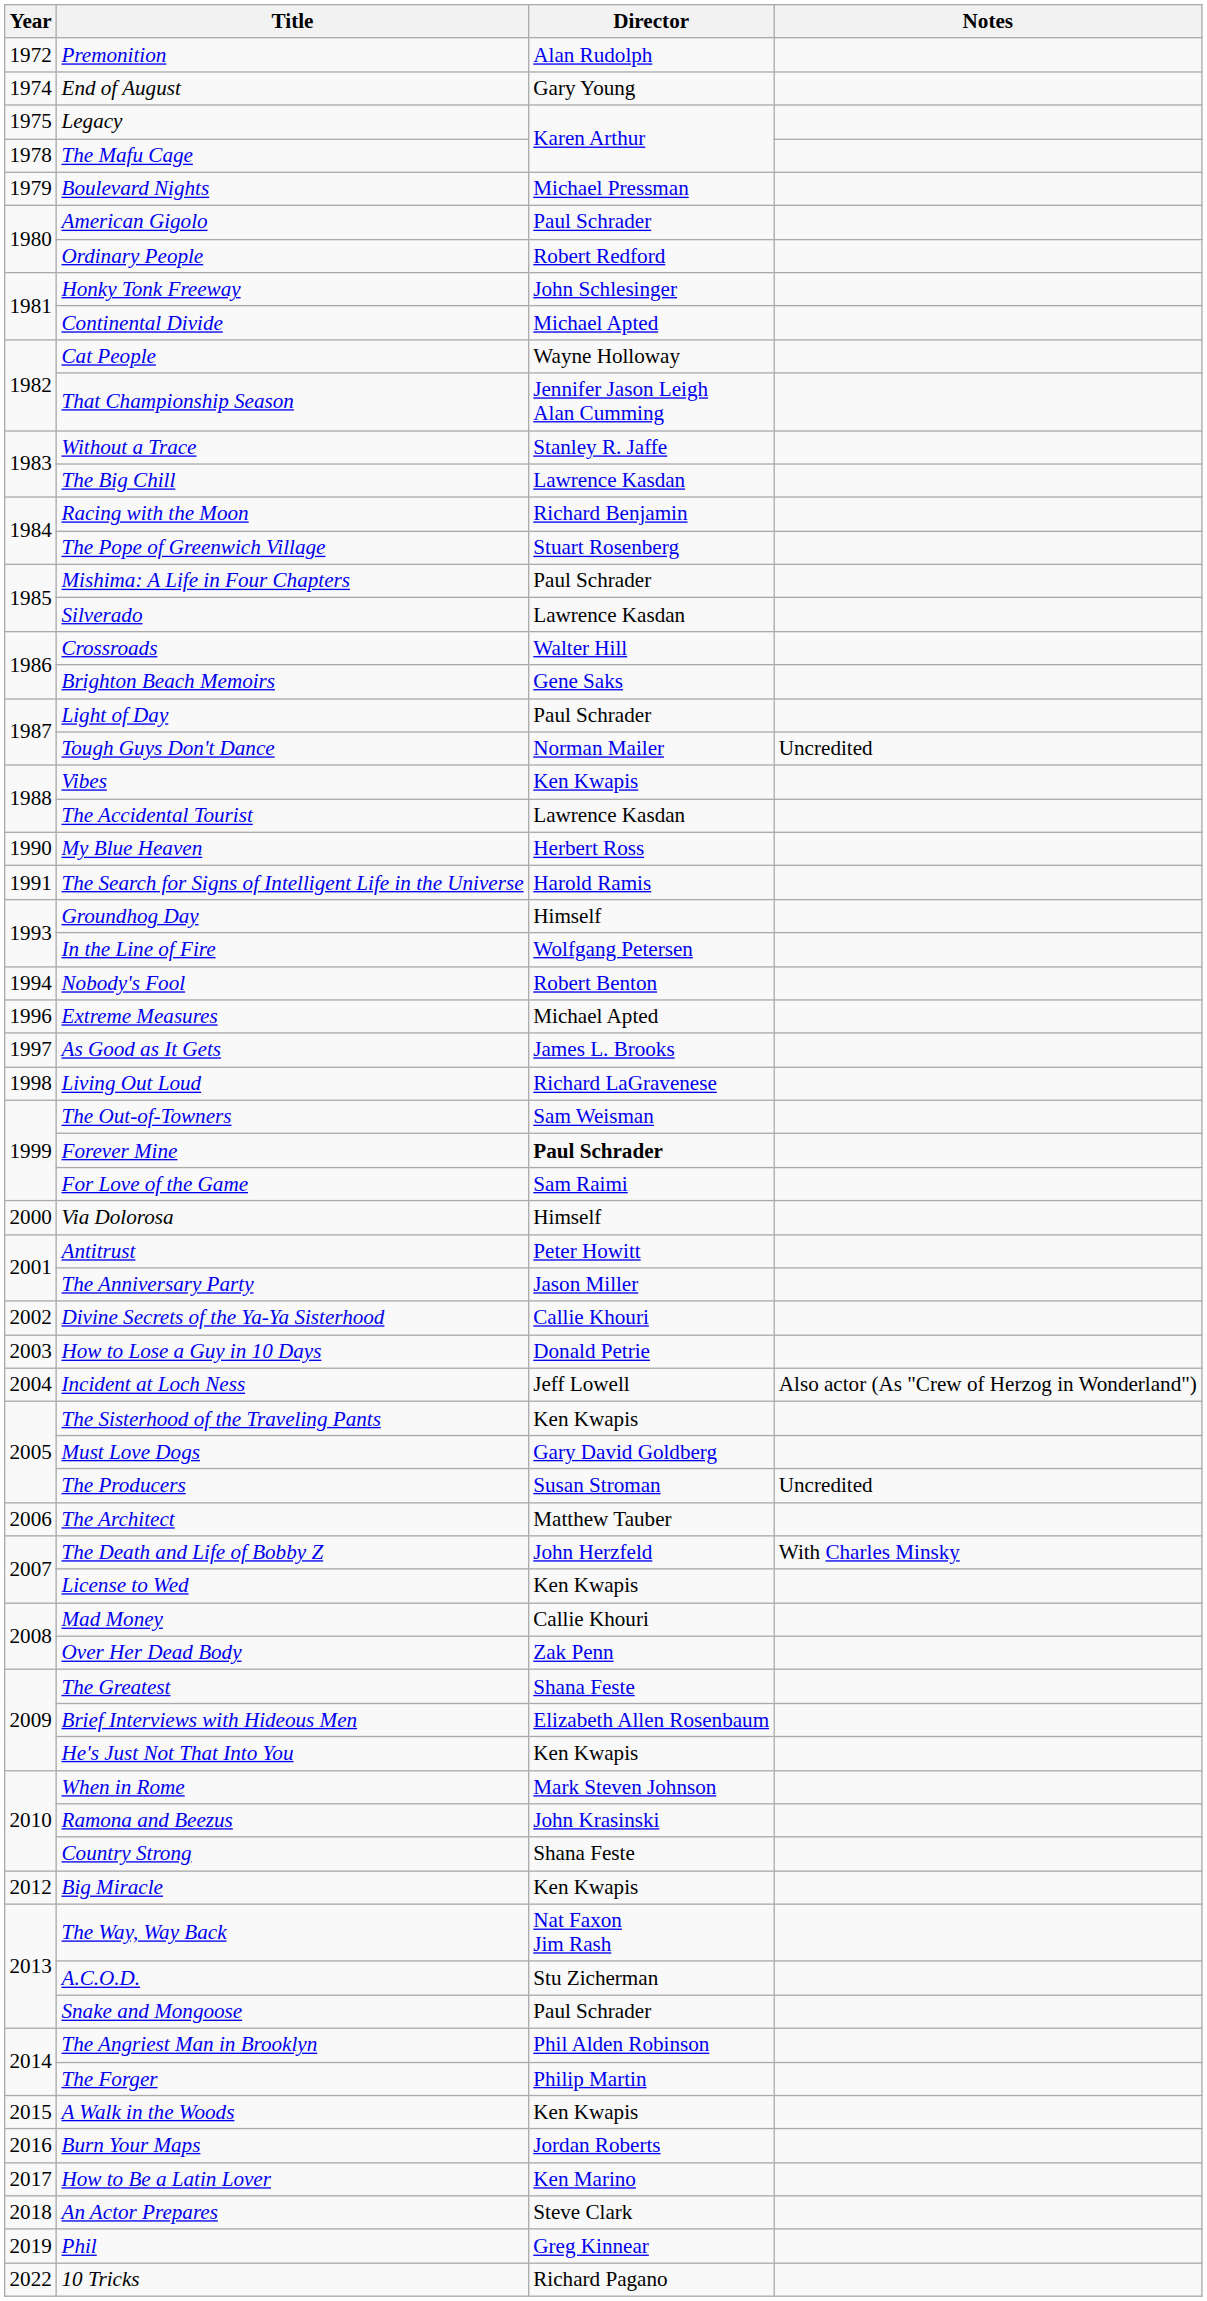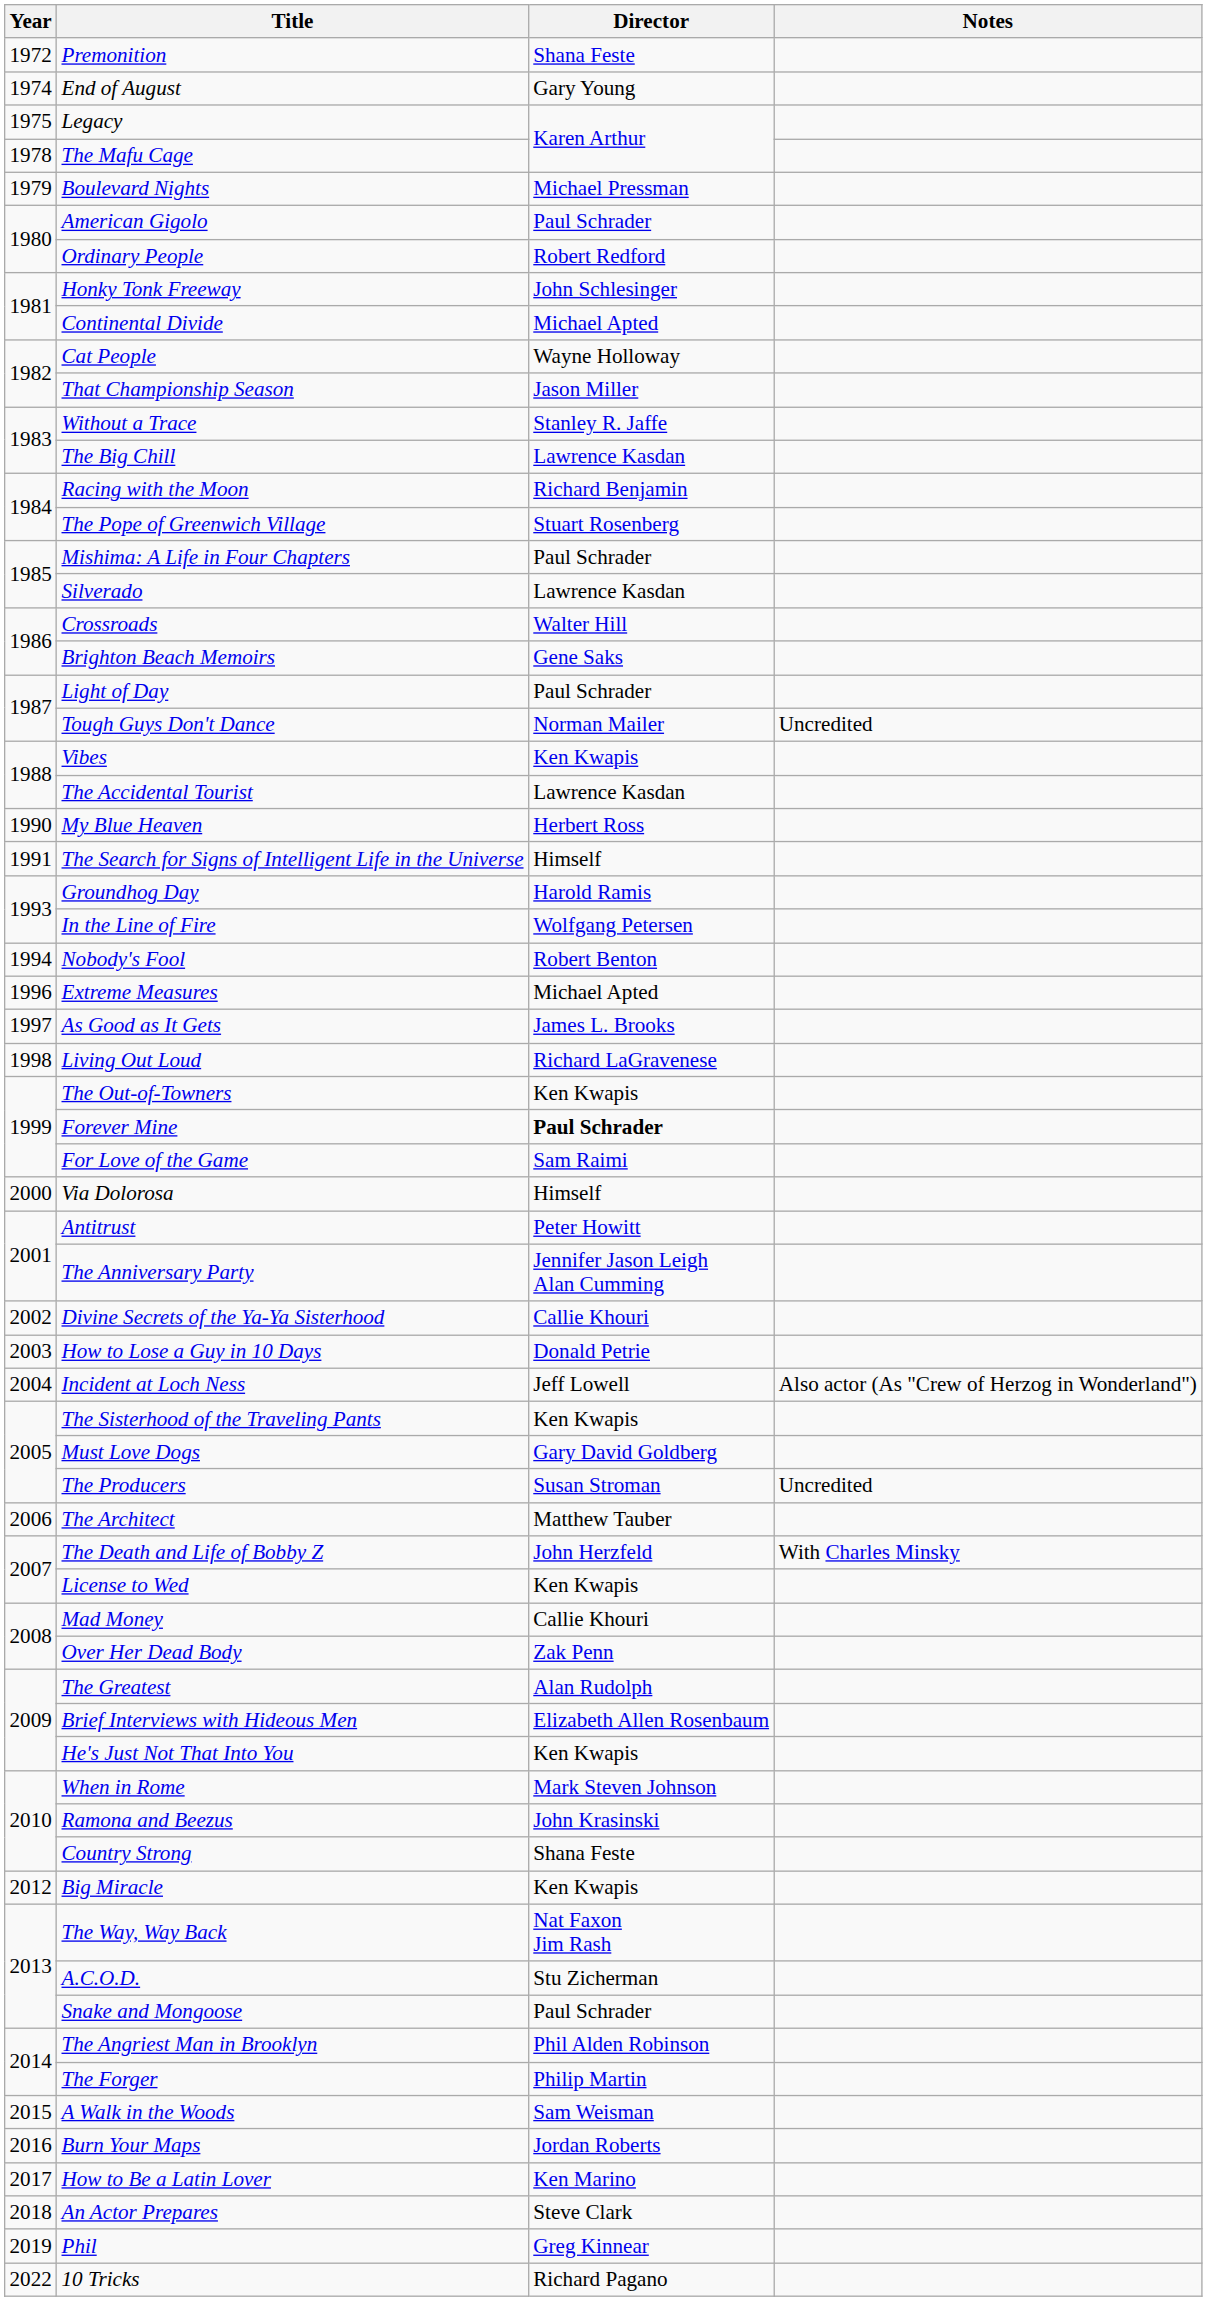(593, 54) Alan Rudolph -> (584, 54) Shana Feste
(621, 401) Jennifer Jason Leigh Alan Cumming -> (586, 389) Jason Miller
(592, 882) Harold Ramis -> (567, 858) Himself
(567, 915) Himself -> (592, 892) Harold Ramis
(594, 1116) Sam Weisman -> (586, 1093) Ken Kwapis
(586, 1284) Jason Miller -> (621, 1272) Jennifer Jason Leigh Alan Cumming
(584, 1686) Shana Feste -> (593, 1686) Alan Rudolph
(586, 2111) Ken Kwapis -> (594, 2111) Sam Weisman
